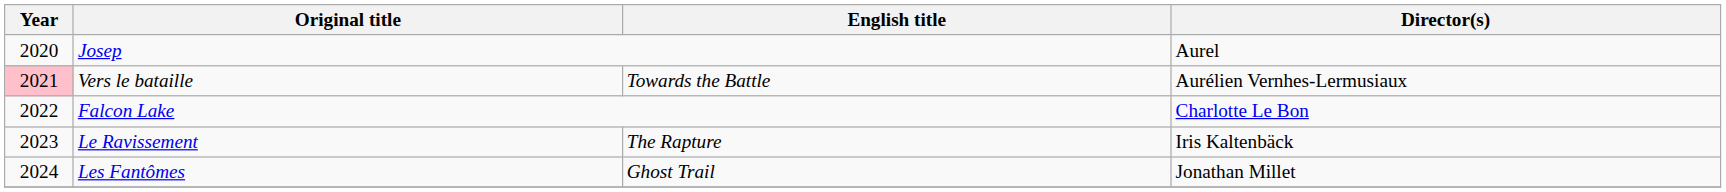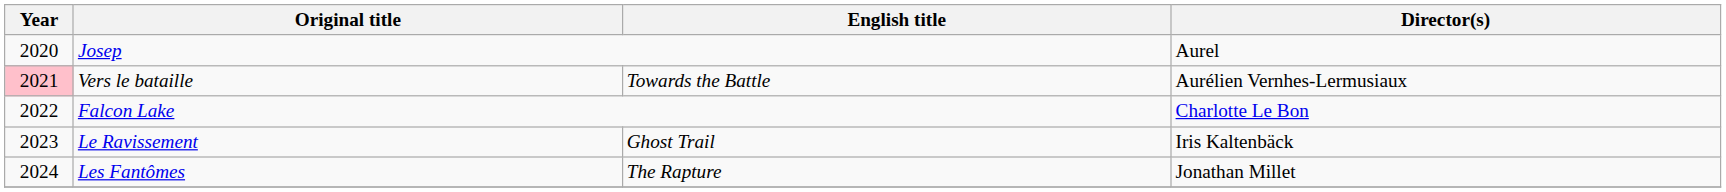(674, 141) The Rapture -> (671, 141) Ghost Trail
(671, 171) Ghost Trail -> (674, 171) The Rapture
